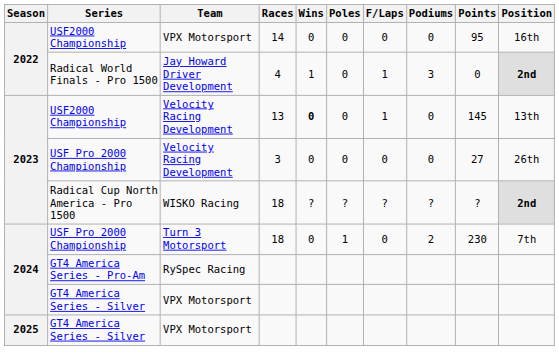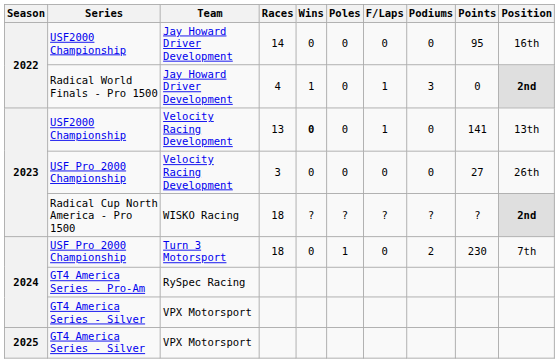(207, 37) VPX Motorsport -> (198, 43) Jay Howard Driver Development
(477, 116) 145 -> (477, 129) 141
